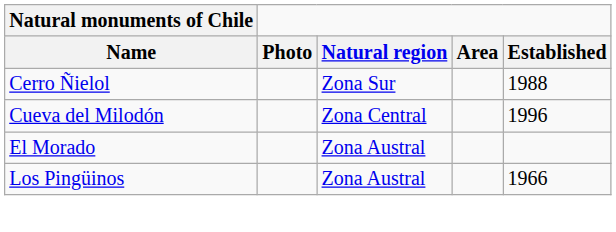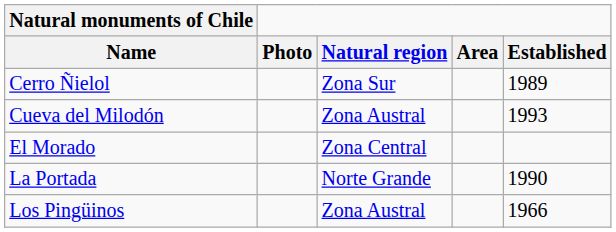(528, 83) 1988 -> (528, 83) 1989
(374, 115) Zona Central -> (373, 115) Zona Austral
(528, 115) 1996 -> (528, 115) 1993
(373, 147) Zona Austral -> (374, 147) Zona Central
+ row: (53, 178)
